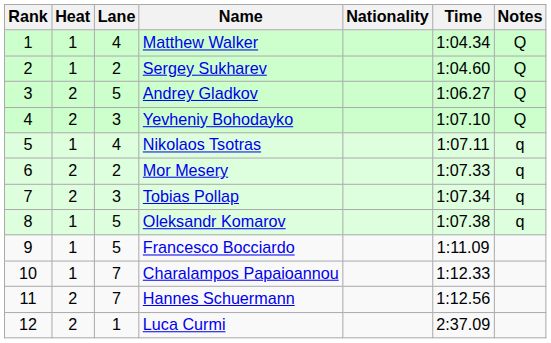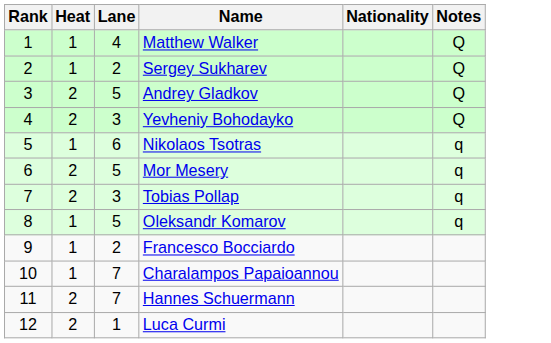- column: (463, 17)
(117, 145) 4 -> (117, 145) 6
(117, 171) 2 -> (117, 171) 5
(117, 247) 5 -> (117, 247) 2
